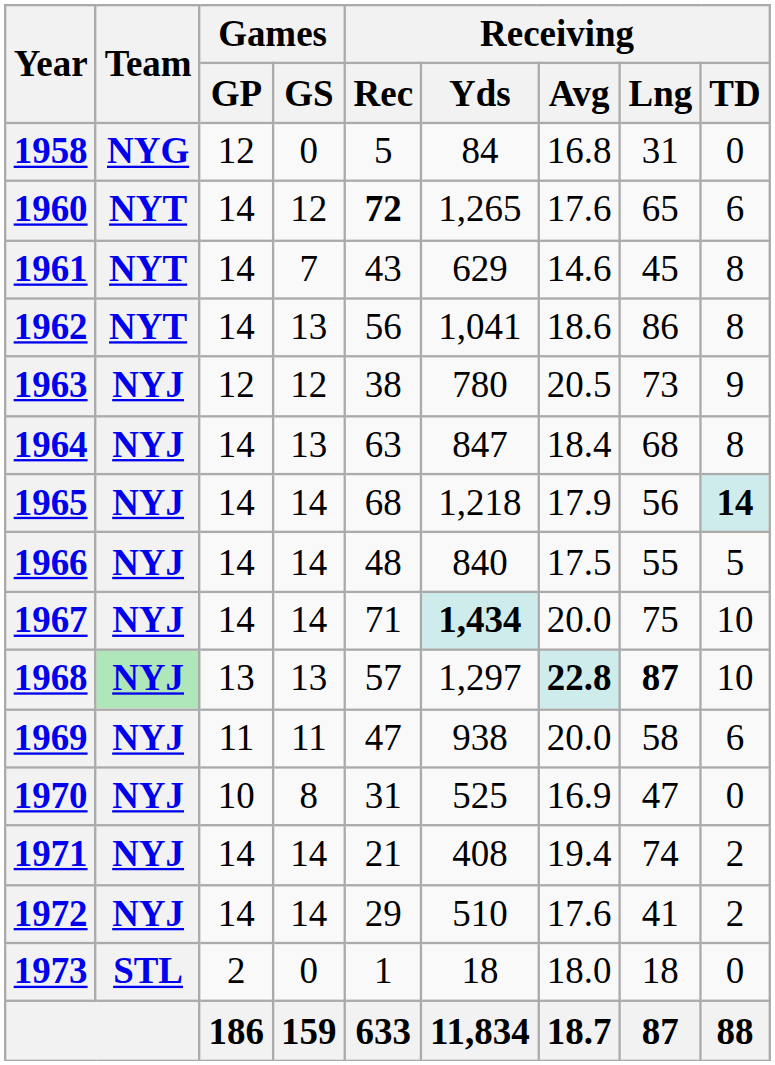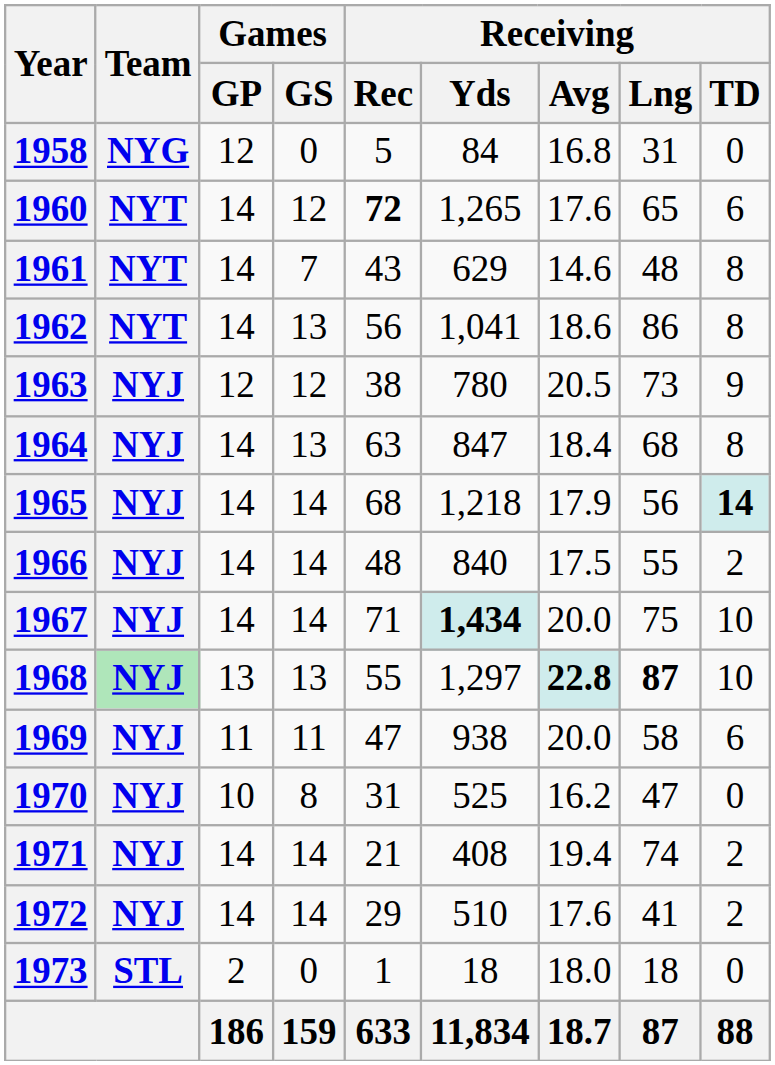(660, 268) 45 -> (660, 268) 48
(735, 561) 5 -> (735, 561) 2
(383, 678) 57 -> (383, 678) 55
(579, 795) 16.9 -> (579, 795) 16.2
